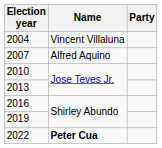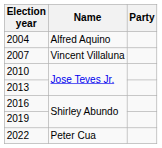(88, 39) Vincent Villaluna -> (80, 39) Alfred Aquino
(80, 55) Alfred Aquino -> (88, 55) Vincent Villaluna
(74, 135) bold -> (73, 135) normal
